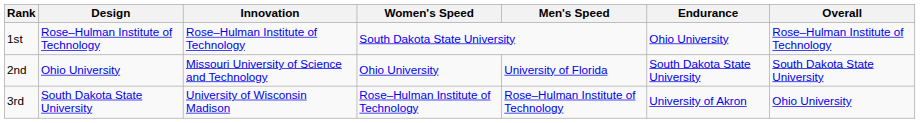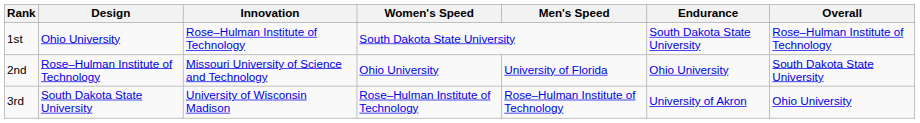(107, 38) Rose–Hulman Institute of Technology -> (81, 38) Ohio University
(689, 38) Ohio University -> (700, 38) South Dakota State University
(81, 70) Ohio University -> (107, 70) Rose–Hulman Institute of Technology
(700, 70) South Dakota State University -> (689, 70) Ohio University
